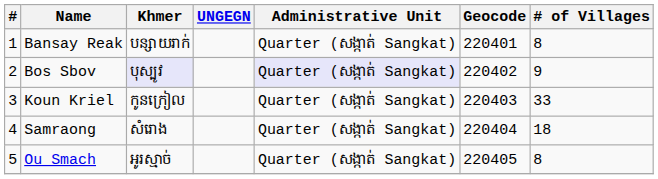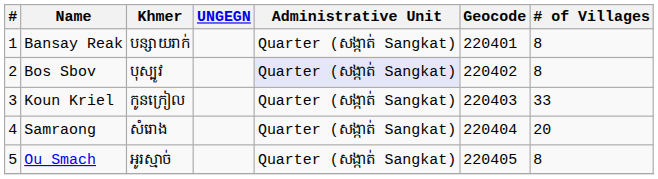(146, 72) lavender background -> (146, 72) no background
(538, 72) 9 -> (538, 72) 8
(542, 130) 18 -> (542, 130) 20
